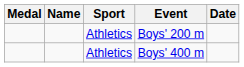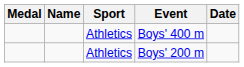rows swapped: (171, 53) <-> (171, 33)
